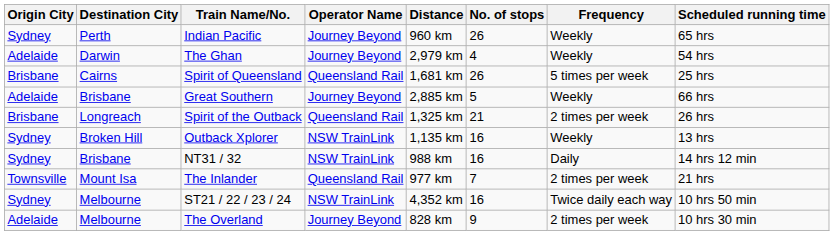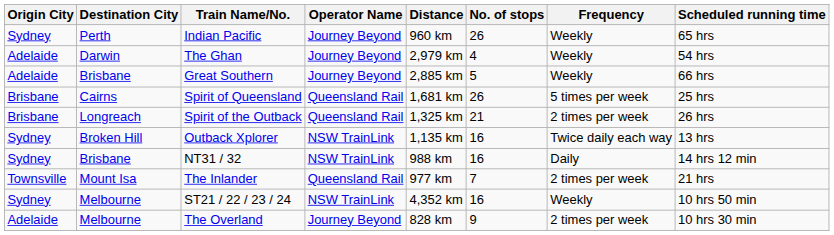rows swapped: (229, 96) <-> (243, 76)
(571, 138) Weekly -> (611, 138) Twice daily each way
(611, 199) Twice daily each way -> (571, 199) Weekly
